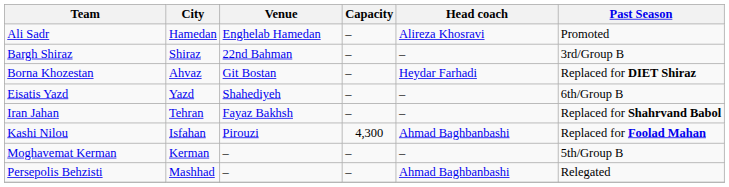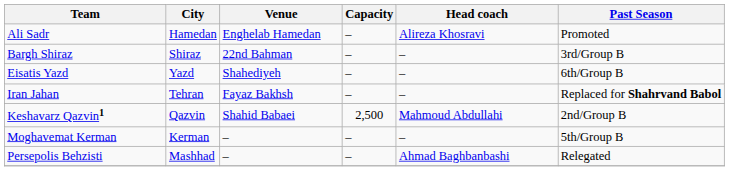- row: (50, 73)
- row: (38, 133)
+ row: (56, 115)
